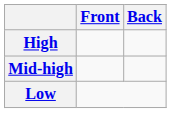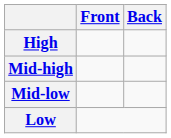+ row: (41, 94)
